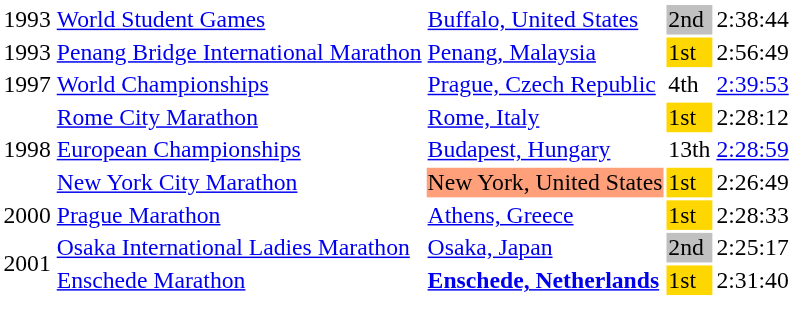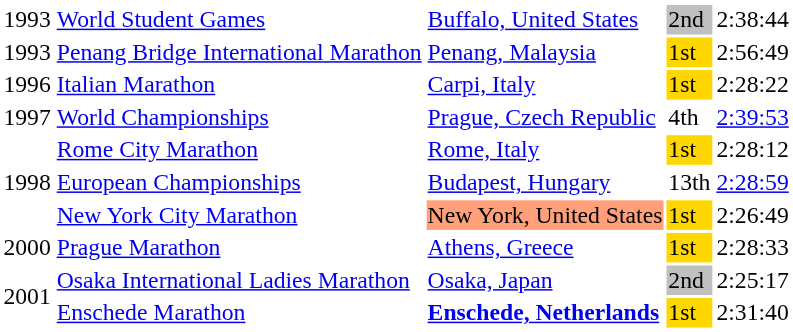+ row: (136, 84)
